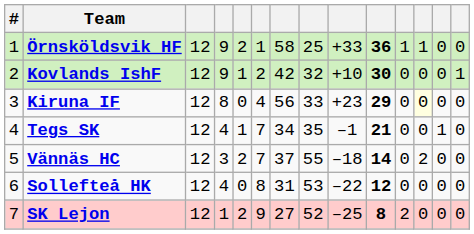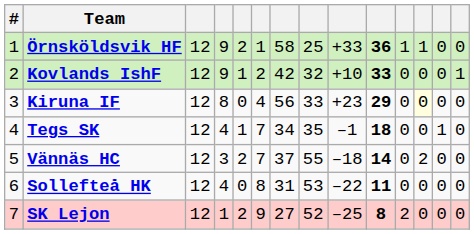(381, 75) 30 -> (381, 75) 33
(381, 131) 21 -> (381, 131) 18
(381, 186) 12 -> (381, 186) 11
